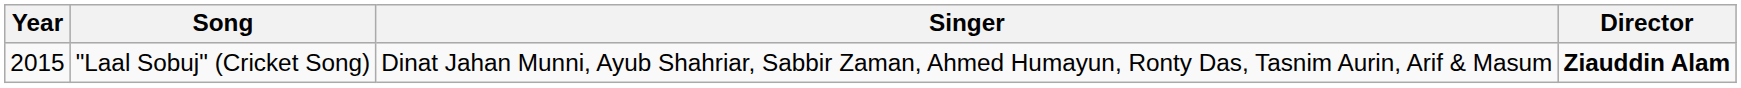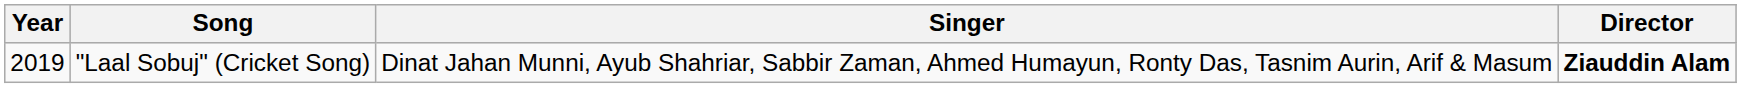(37, 62) 2015 -> (37, 62) 2019
